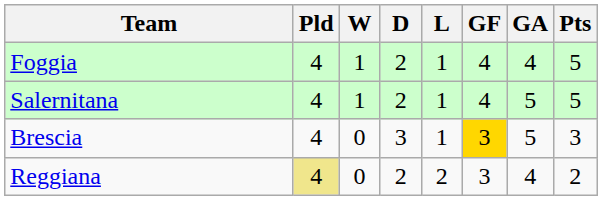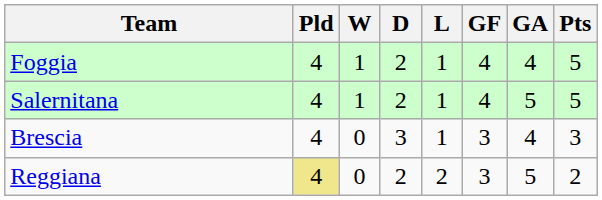(484, 137) gold background -> (484, 137) no background
(530, 137) 5 -> (530, 137) 4
(530, 175) 4 -> (530, 175) 5
